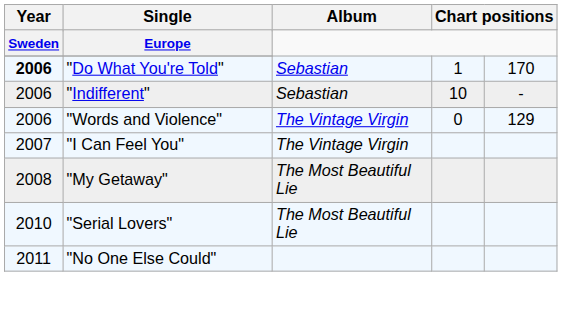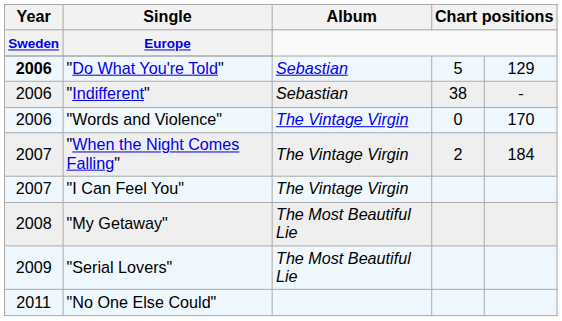(458, 68) 1 -> (458, 68) 5
(521, 68) 170 -> (521, 68) 129
(458, 94) 10 -> (458, 94) 38
(521, 119) 129 -> (521, 119) 170
+ row: (153, 154)
(34, 223) 2010 -> (34, 267) 2009
